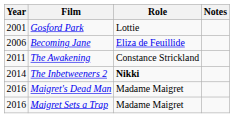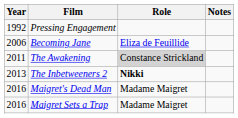+ row: (73, 27)
- row: (57, 27)
(158, 58) no background -> (162, 58) lightgrey background
(16, 74) 2014 -> (16, 74) 2013
